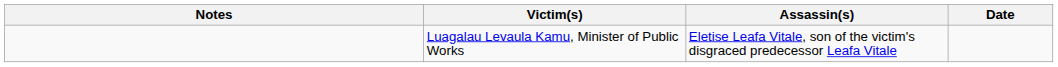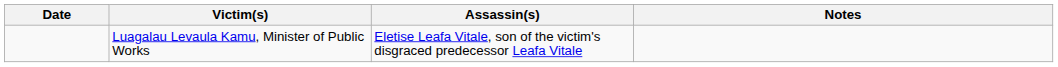columns swapped: (1000, 15) <-> (214, 15)
